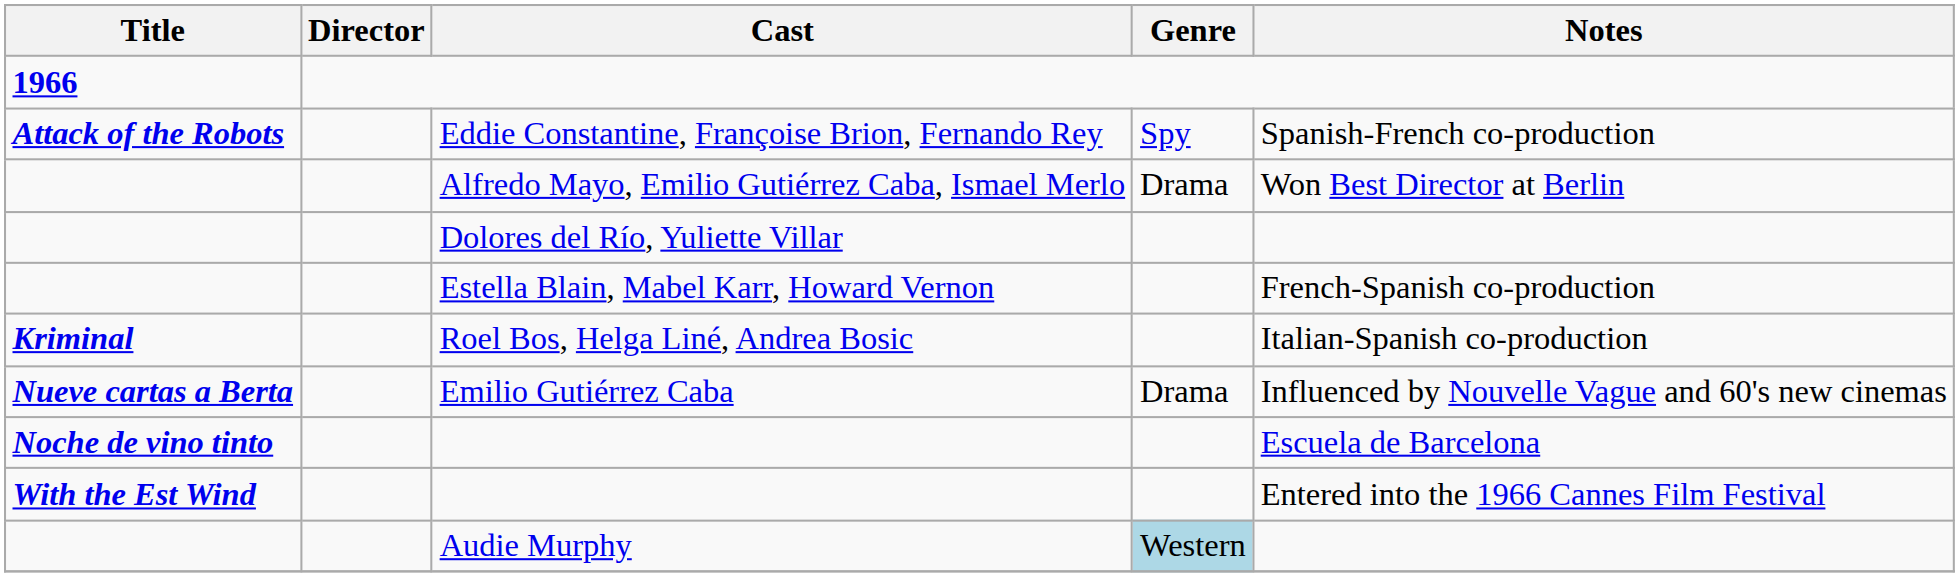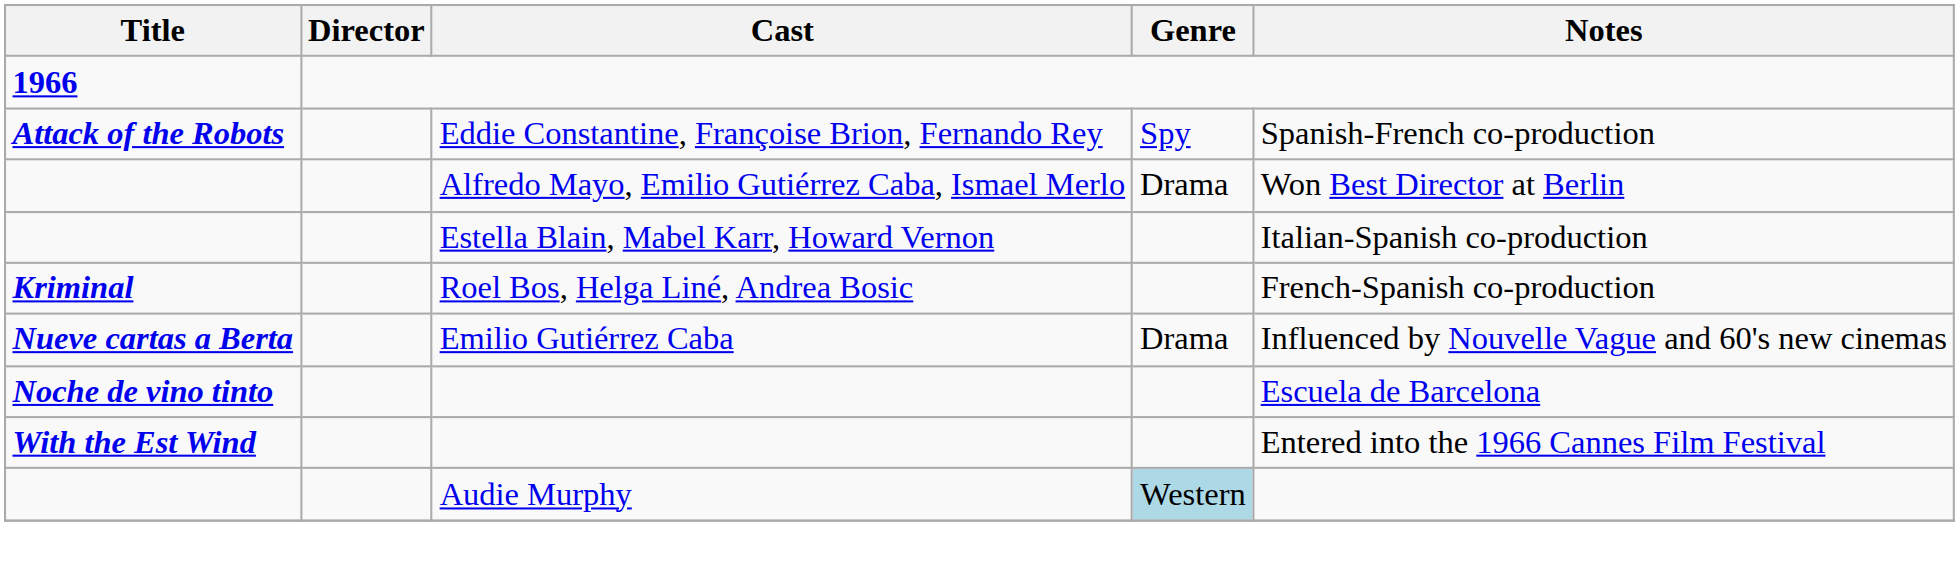- row: (153, 237)
(1458, 287) French-Spanish co-production -> (1454, 236) Italian-Spanish co-production
(1454, 339) Italian-Spanish co-production -> (1458, 287) French-Spanish co-production
